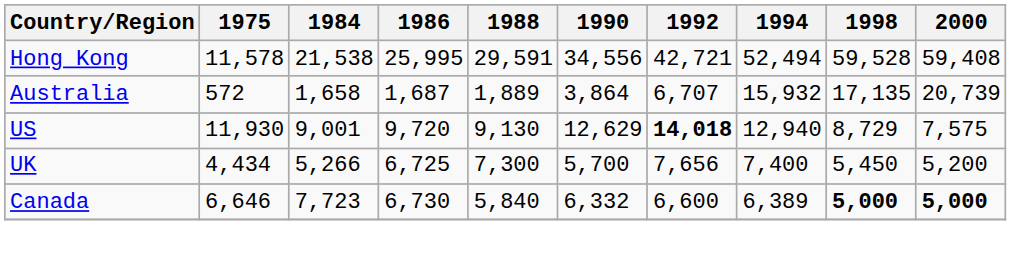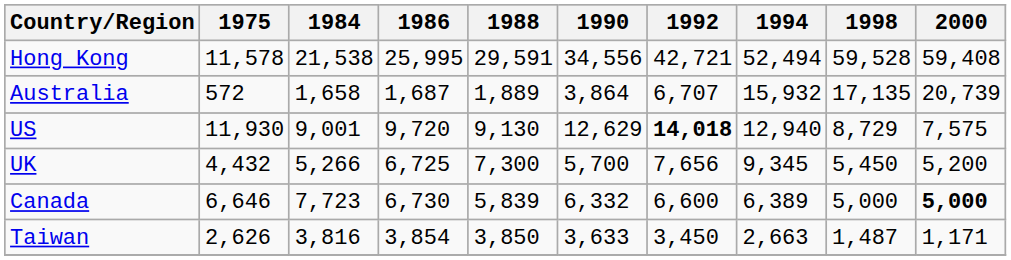(238, 166) 4,434 -> (238, 166) 4,432
(775, 166) 7,400 -> (775, 166) 9,345
(507, 202) 5,840 -> (507, 202) 5,839
(865, 202) bold -> (865, 202) normal
+ row: (50, 238)
